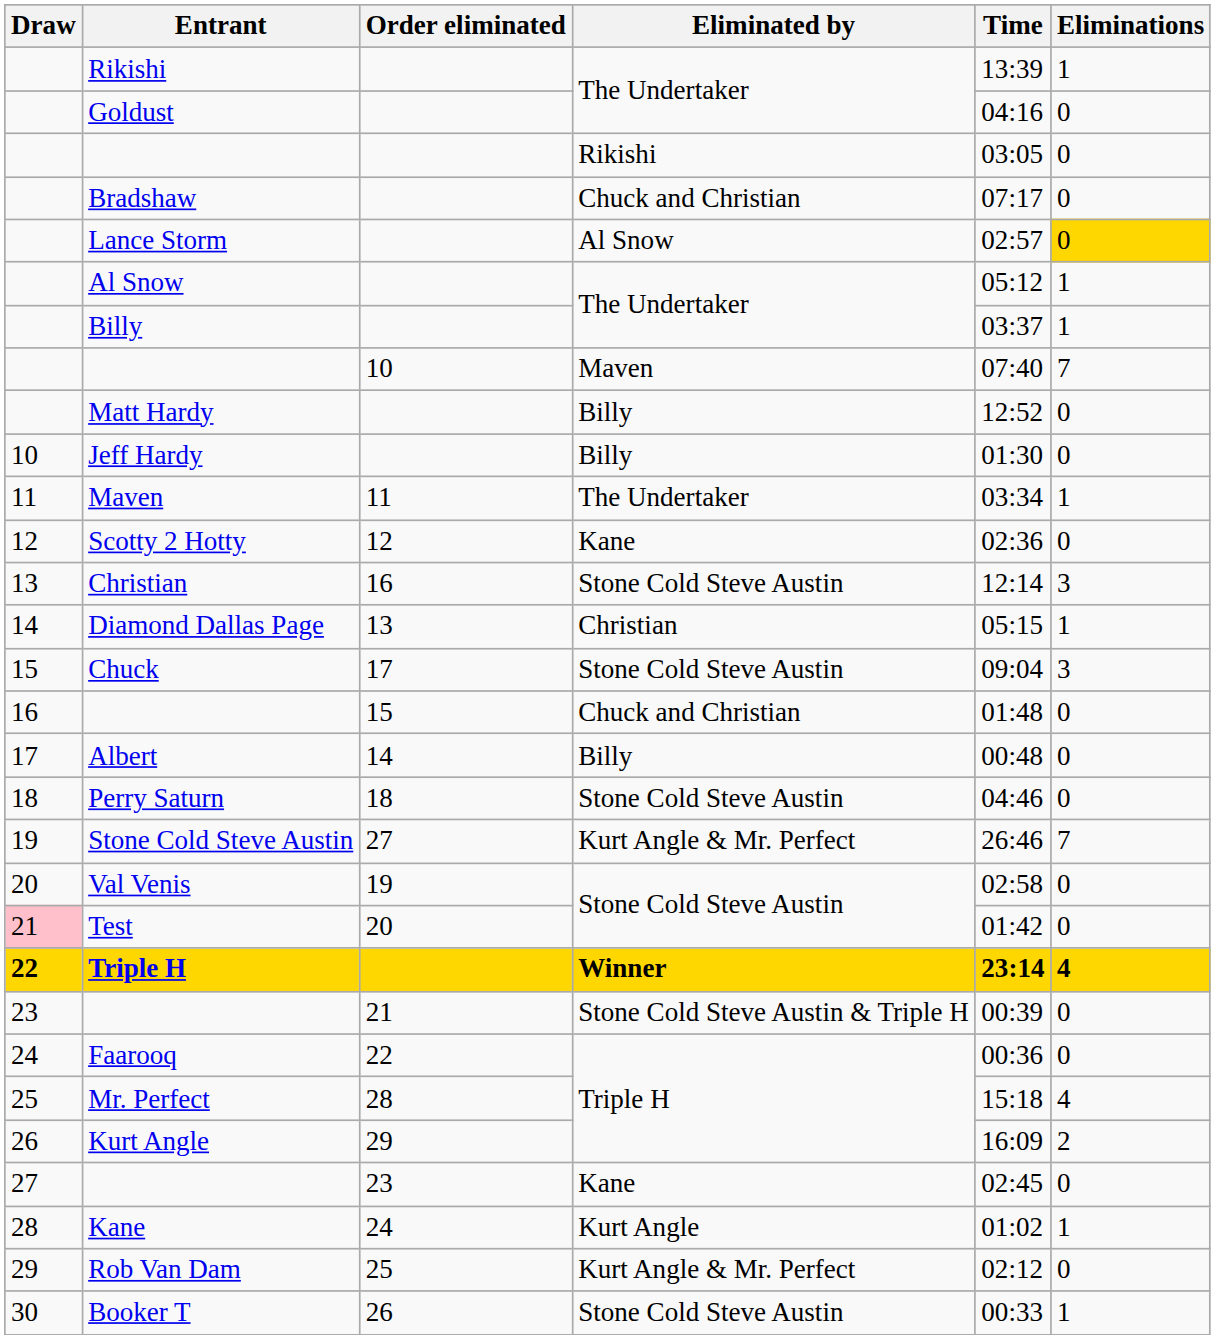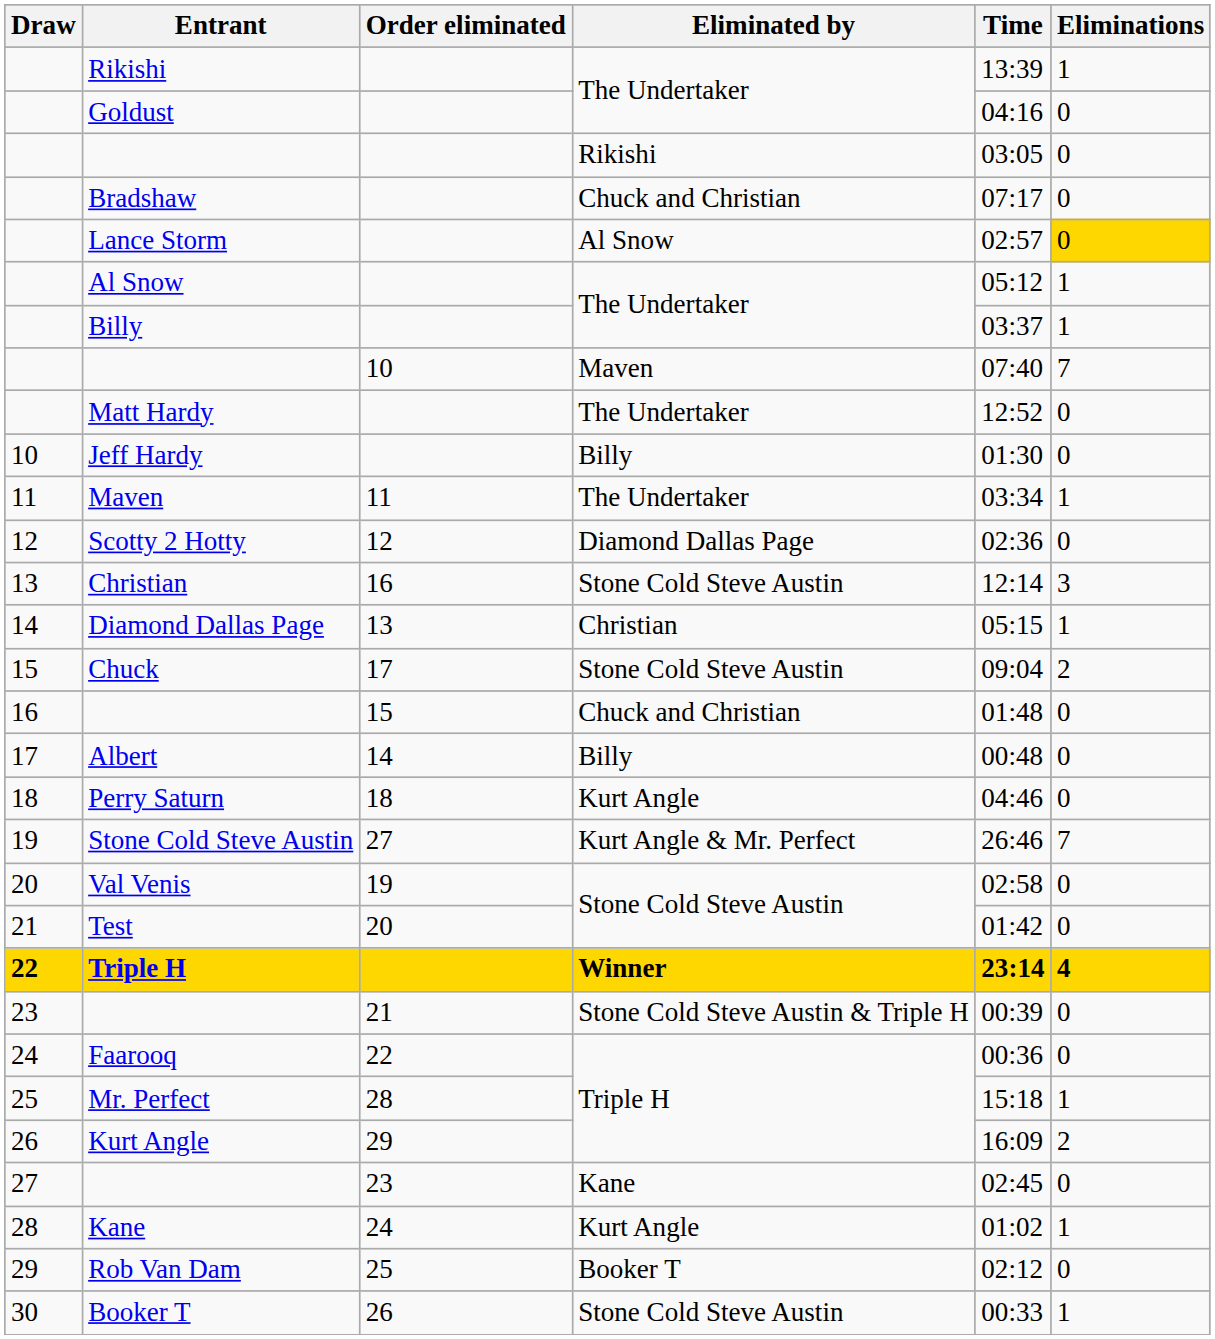(605, 411) Billy -> (663, 411) The Undertaker
(607, 540) Kane -> (696, 540) Diamond Dallas Page
(1064, 669) 3 -> (1064, 669) 2
(711, 797) Stone Cold Steve Austin -> (639, 797) Kurt Angle
(25, 926) pink background -> (25, 926) no background
(1064, 1098) 4 -> (1064, 1098) 1
(717, 1269) Kurt Angle & Mr. Perfect -> (629, 1269) Booker T
